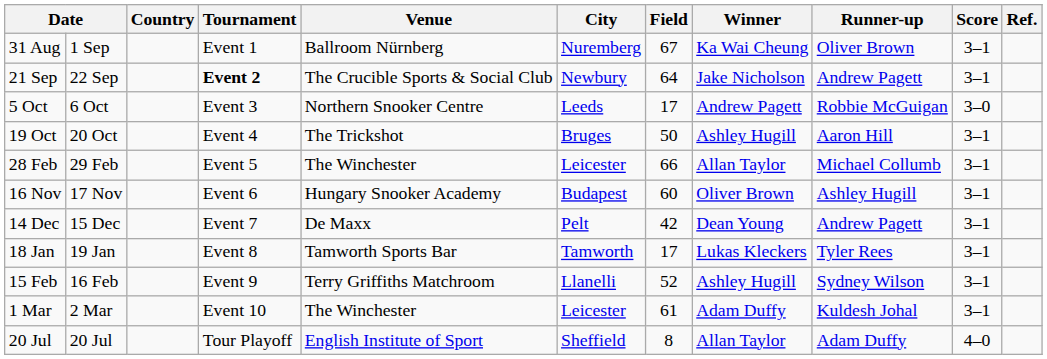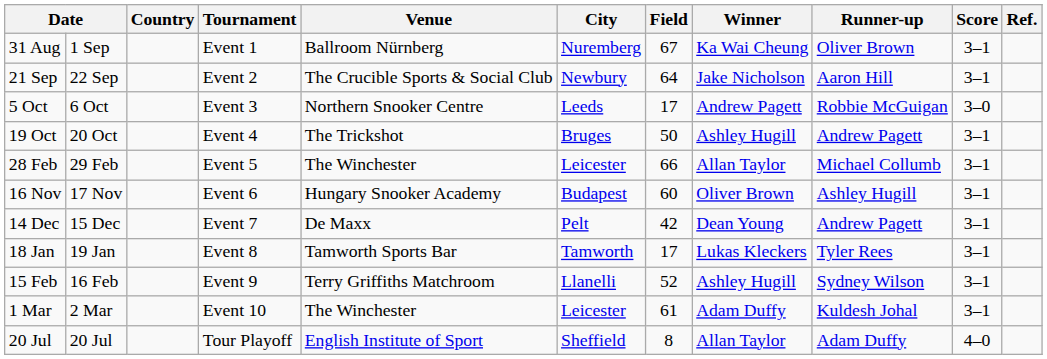(232, 77) bold -> (230, 77) normal
(870, 77) Andrew Pagett -> (855, 77) Aaron Hill
(855, 135) Aaron Hill -> (870, 135) Andrew Pagett
